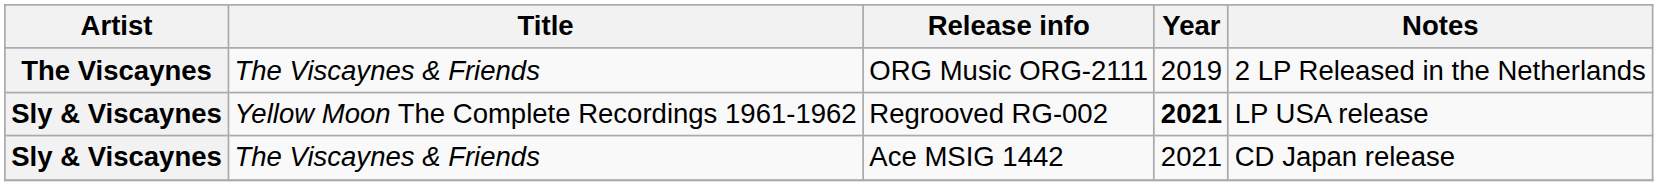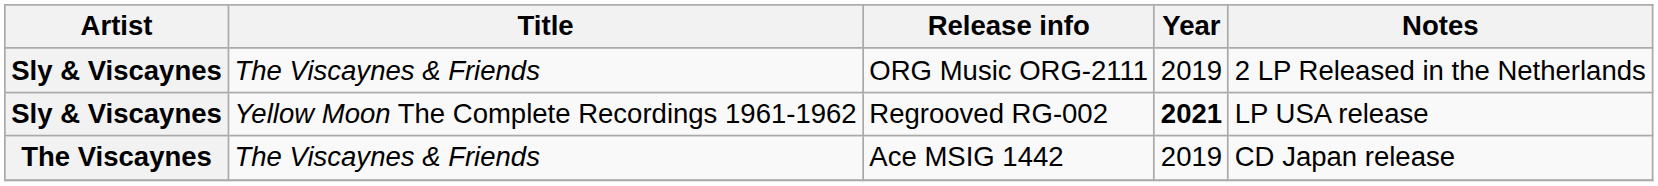(117, 69) The Viscaynes -> (117, 69) Sly & Viscaynes
(117, 157) Sly & Viscaynes -> (117, 157) The Viscaynes
(1191, 157) 2021 -> (1191, 157) 2019
